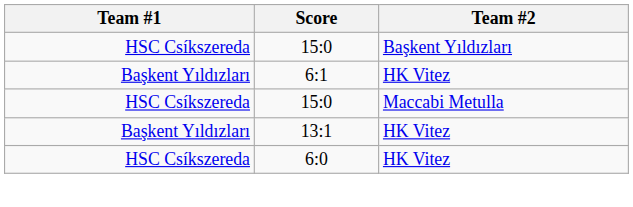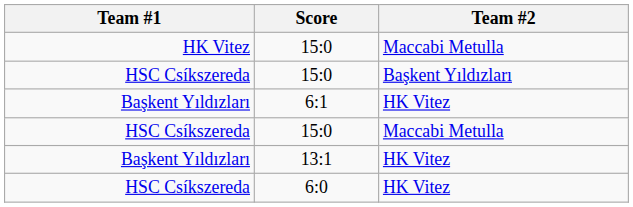+ row: (216, 46)
